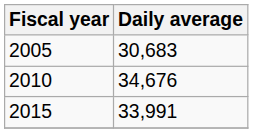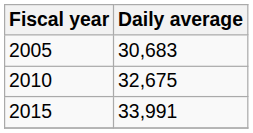(148, 81) 34,676 -> (148, 81) 32,675
